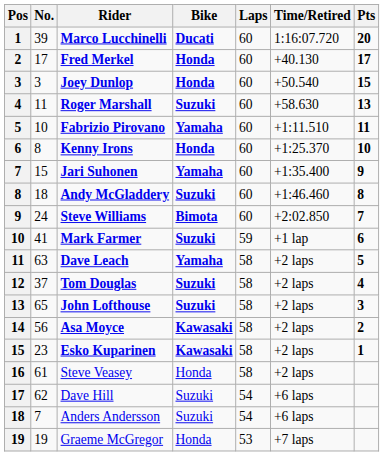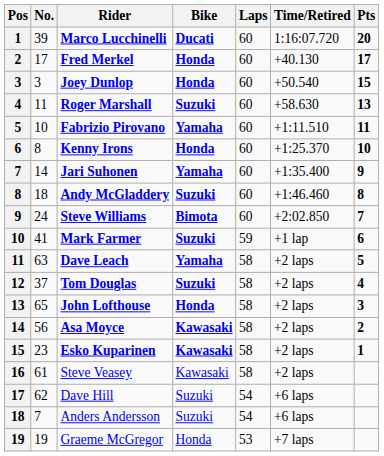(41, 172) 15 -> (41, 172) 14
(195, 306) Suzuki -> (195, 306) Honda
(194, 373) Honda -> (202, 373) Kawasaki
